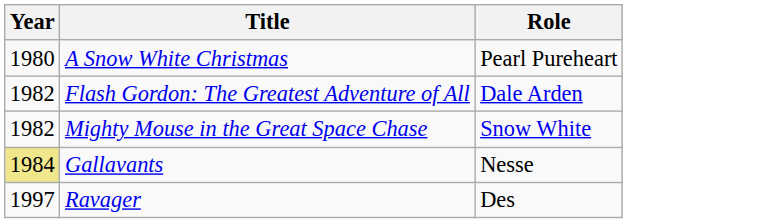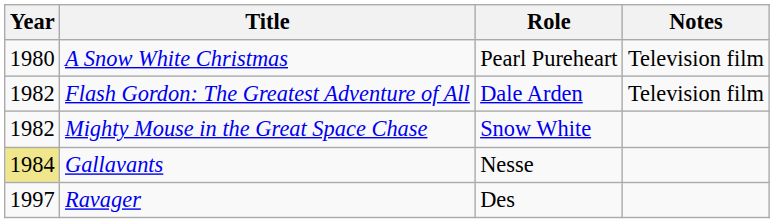+ column: (696, 22)
